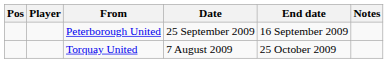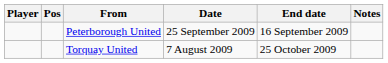columns swapped: (15, 13) <-> (45, 13)
